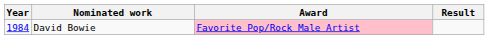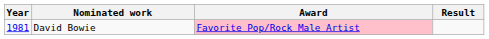(18, 27) 1984 -> (18, 27) 1981
